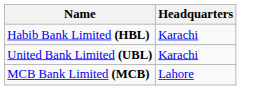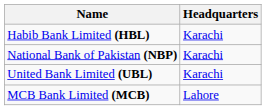+ row: (92, 54)
